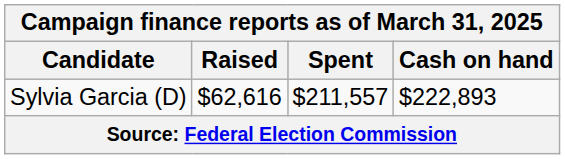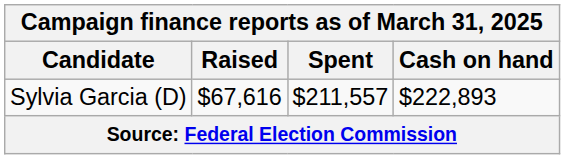(240, 97) $62,616 -> (240, 97) $67,616
